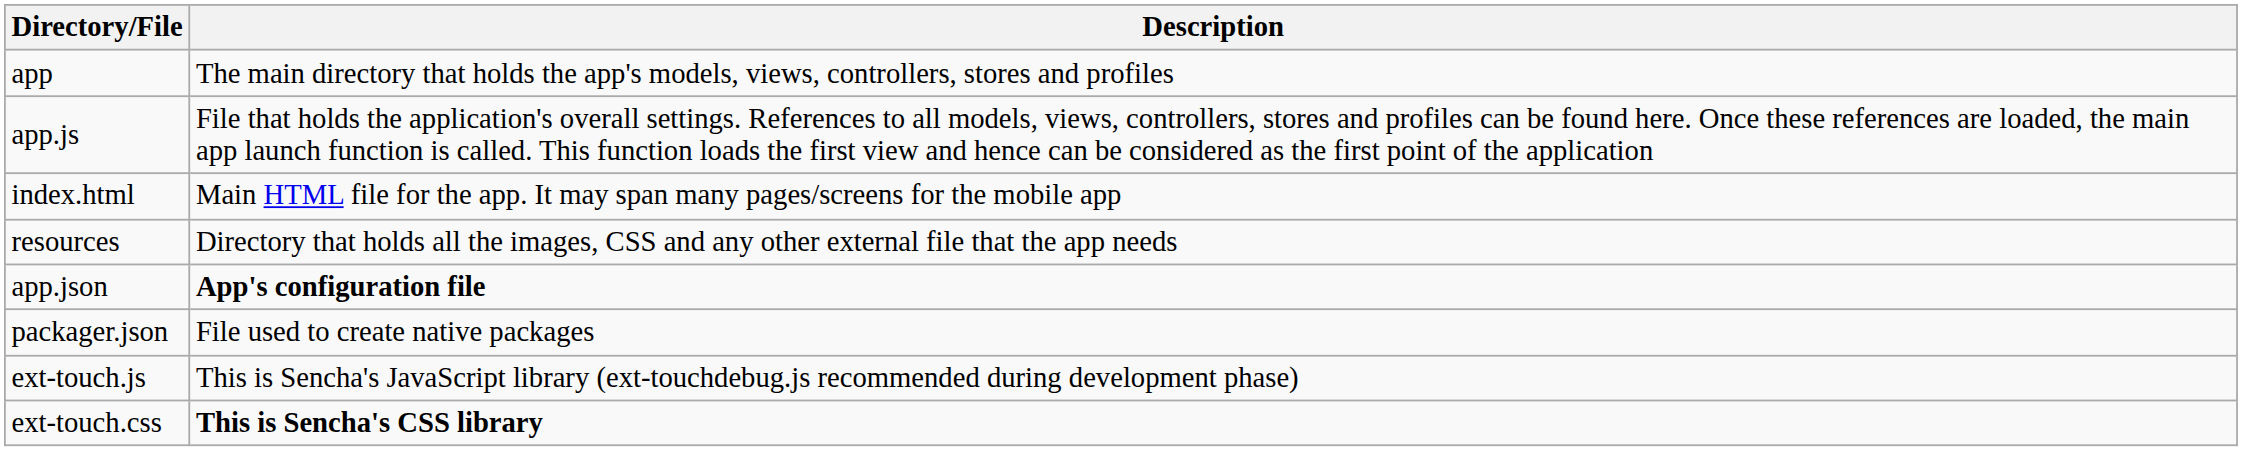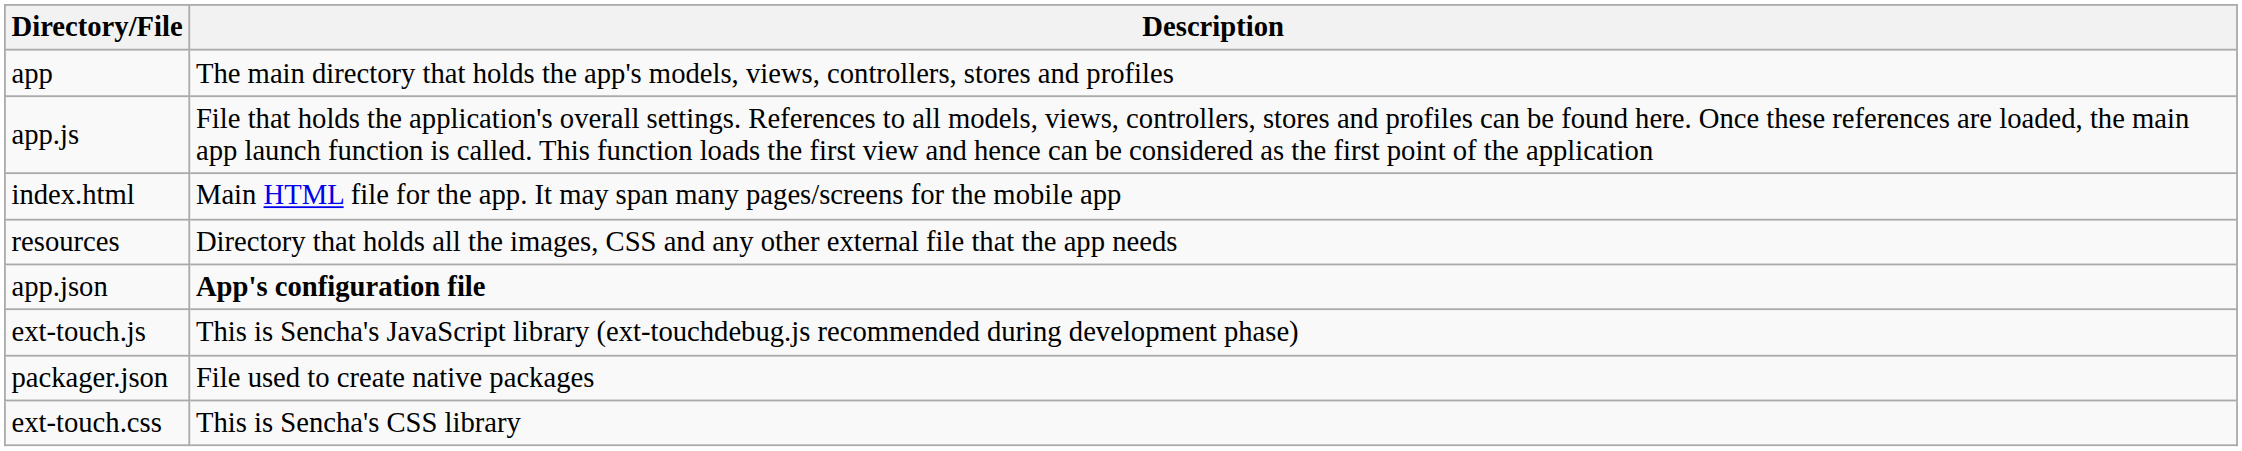rows swapped: (90, 331) <-> (79, 377)
(369, 422) bold -> (358, 422) normal
